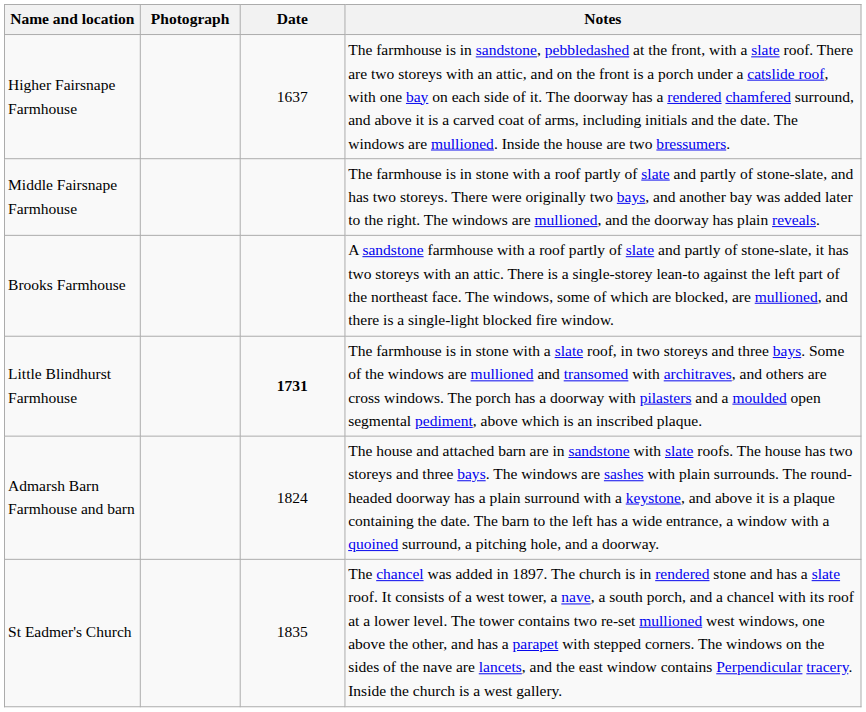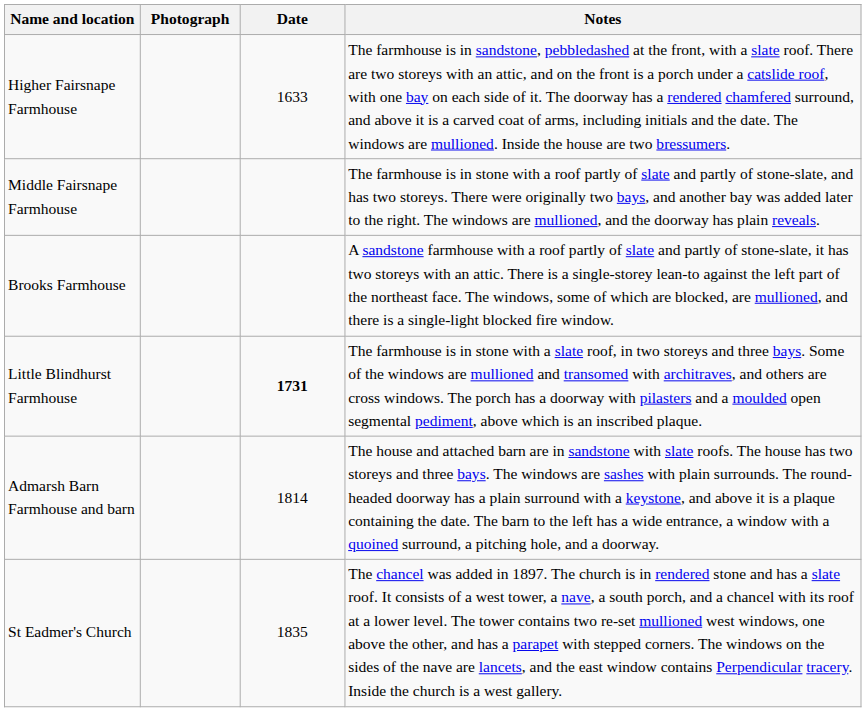(292, 96) 1637 -> (292, 96) 1633
(292, 497) 1824 -> (292, 497) 1814
